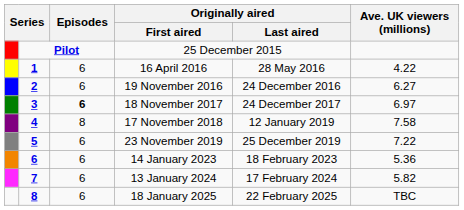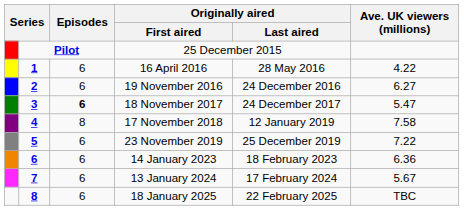(405, 104) 6.97 -> (405, 104) 5.47
(405, 159) 5.36 -> (405, 159) 6.36
(405, 178) 5.82 -> (405, 178) 5.67
